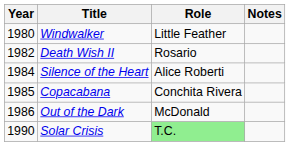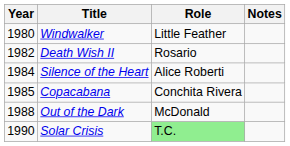(21, 111) 1986 -> (21, 111) 1988
